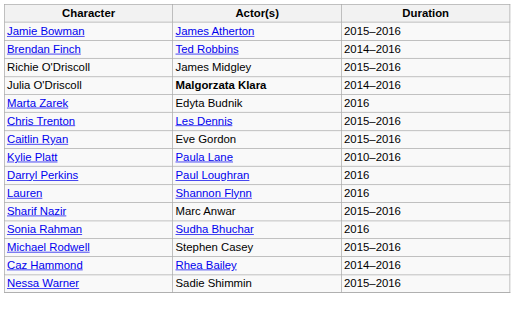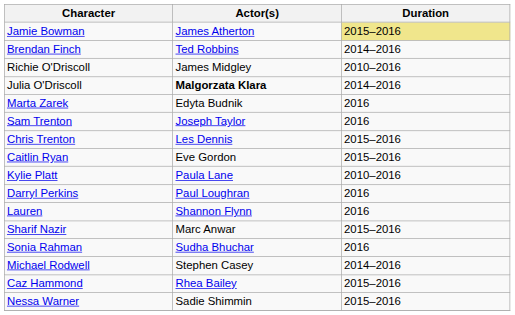(372, 31) no background -> (372, 31) khaki background
(372, 67) 2015–2016 -> (372, 67) 2010–2016
+ row: (39, 121)
(372, 247) 2015–2016 -> (372, 265) 2014–2016
(372, 265) 2014–2016 -> (372, 283) 2015–2016
